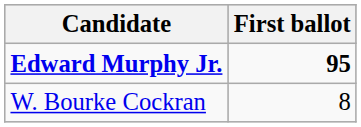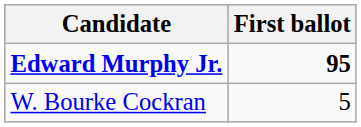(345, 102) 8 -> (345, 102) 5
